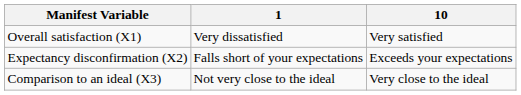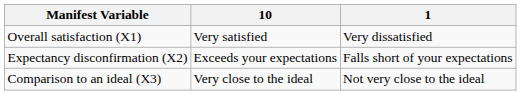columns swapped: (278, 15) <-> (441, 15)
